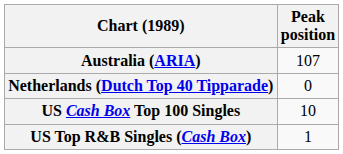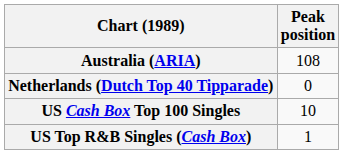(308, 60) 107 -> (308, 60) 108
